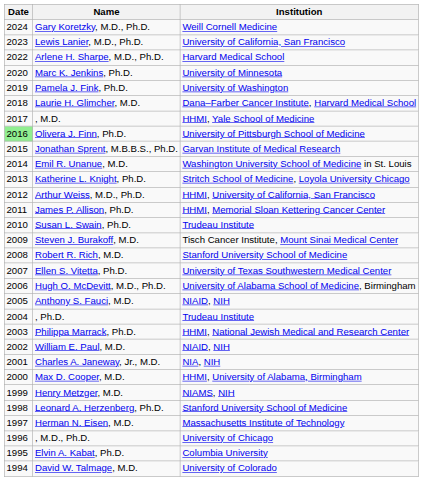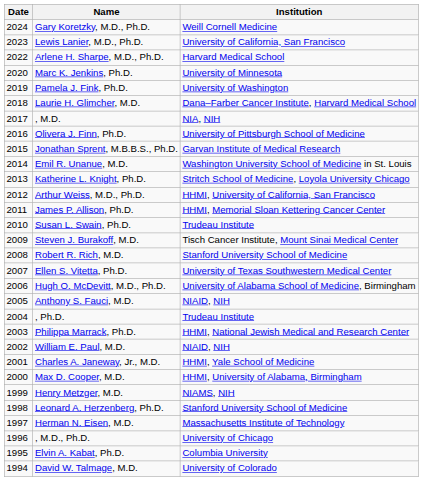(248, 118) HHMI, Yale School of Medicine -> (201, 118) NIA, NIH
(17, 133) lightgreen background -> (17, 133) no background
(201, 362) NIA, NIH -> (248, 362) HHMI, Yale School of Medicine
